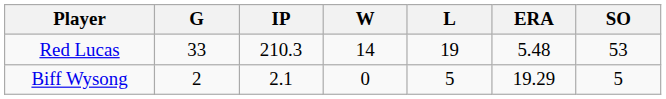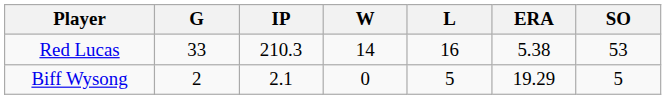(450, 49) 19 -> (450, 49) 16
(534, 49) 5.48 -> (534, 49) 5.38
